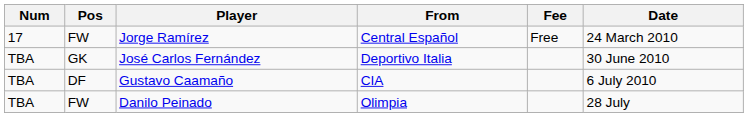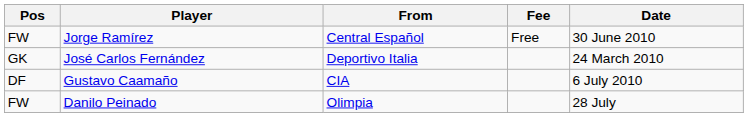- column: (34, 15)
(632, 37) 24 March 2010 -> (614, 37) 30 June 2010
(628, 59) 30 June 2010 -> (618, 59) 24 March 2010
